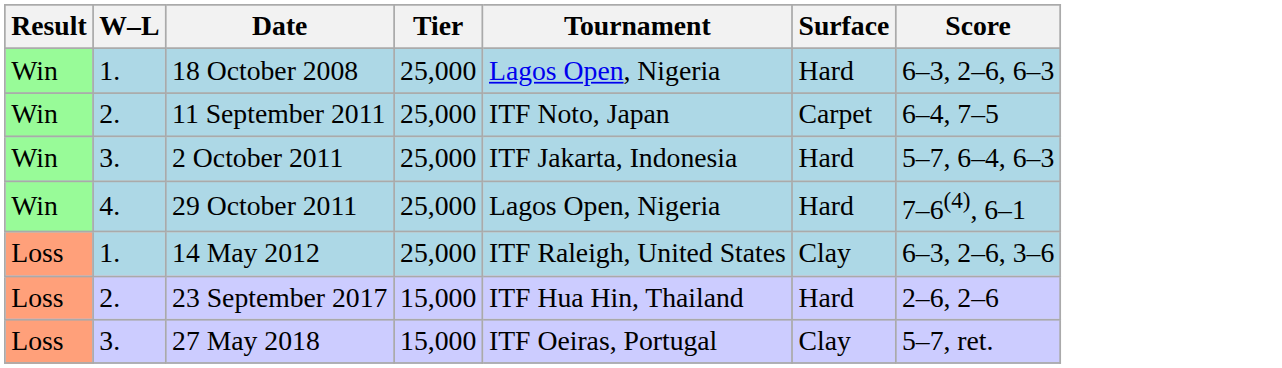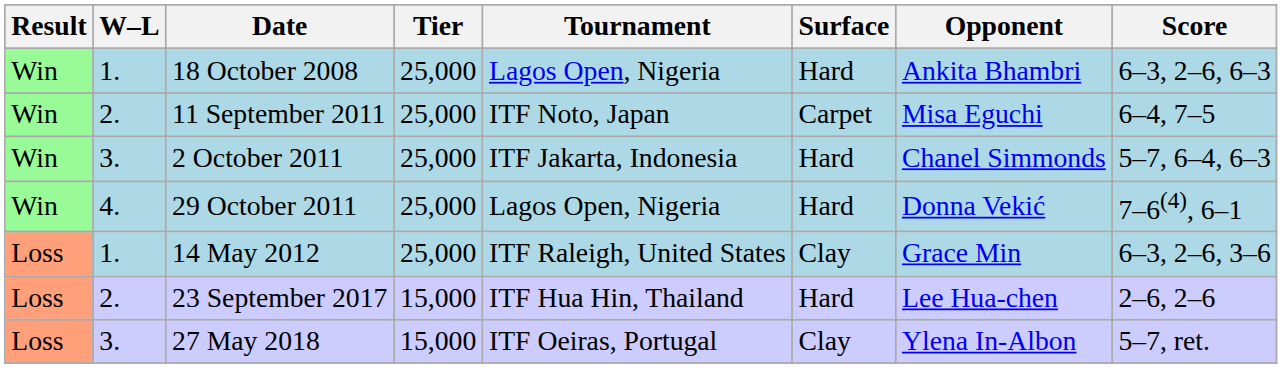+ column: (1004, 26)
